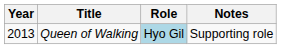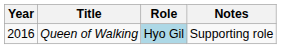(21, 33) 2013 -> (21, 33) 2016
